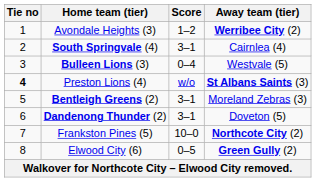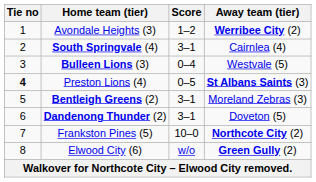(187, 82) w/o -> (187, 82) 0–5
(187, 151) 0–5 -> (187, 151) w/o
